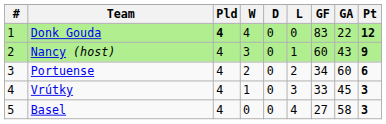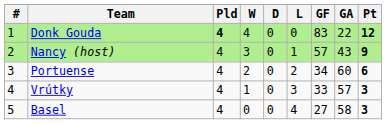(321, 52) 60 -> (321, 52) 57
(344, 90) 45 -> (344, 90) 57
